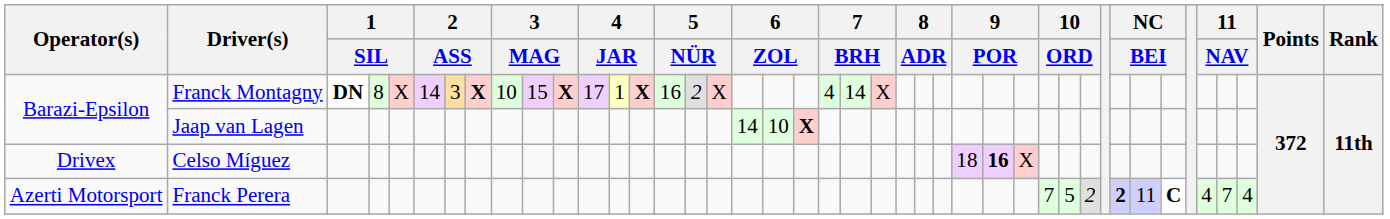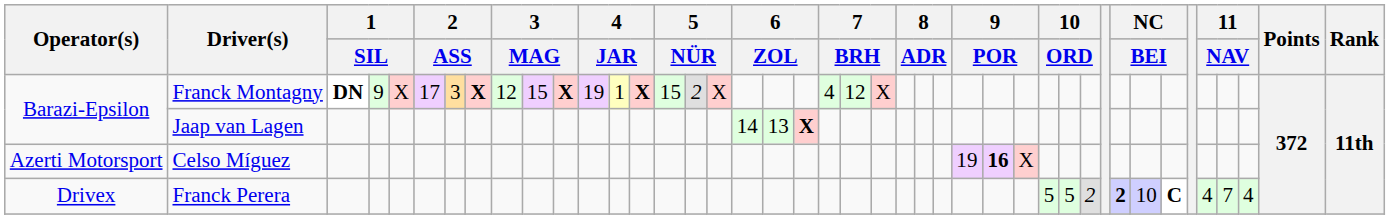(379, 91) 8 -> (379, 91) 9
(430, 91) 14 -> (430, 91) 17
(506, 91) 10 -> (506, 91) 12
(594, 91) 17 -> (594, 91) 19
(670, 91) 16 -> (670, 91) 15
(855, 91) 14 -> (855, 91) 12
(778, 125) 10 -> (778, 125) 13
(86, 160) Drivex -> (86, 160) Azerti Motorsport
(967, 160) 18 -> (967, 160) 19
(86, 195) Azerti Motorsport -> (86, 195) Drivex
(1049, 195) 7 -> (1049, 195) 5
(1146, 195) 11 -> (1146, 195) 10
